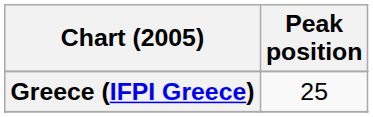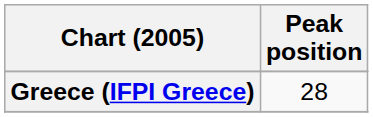(314, 91) 25 -> (314, 91) 28
